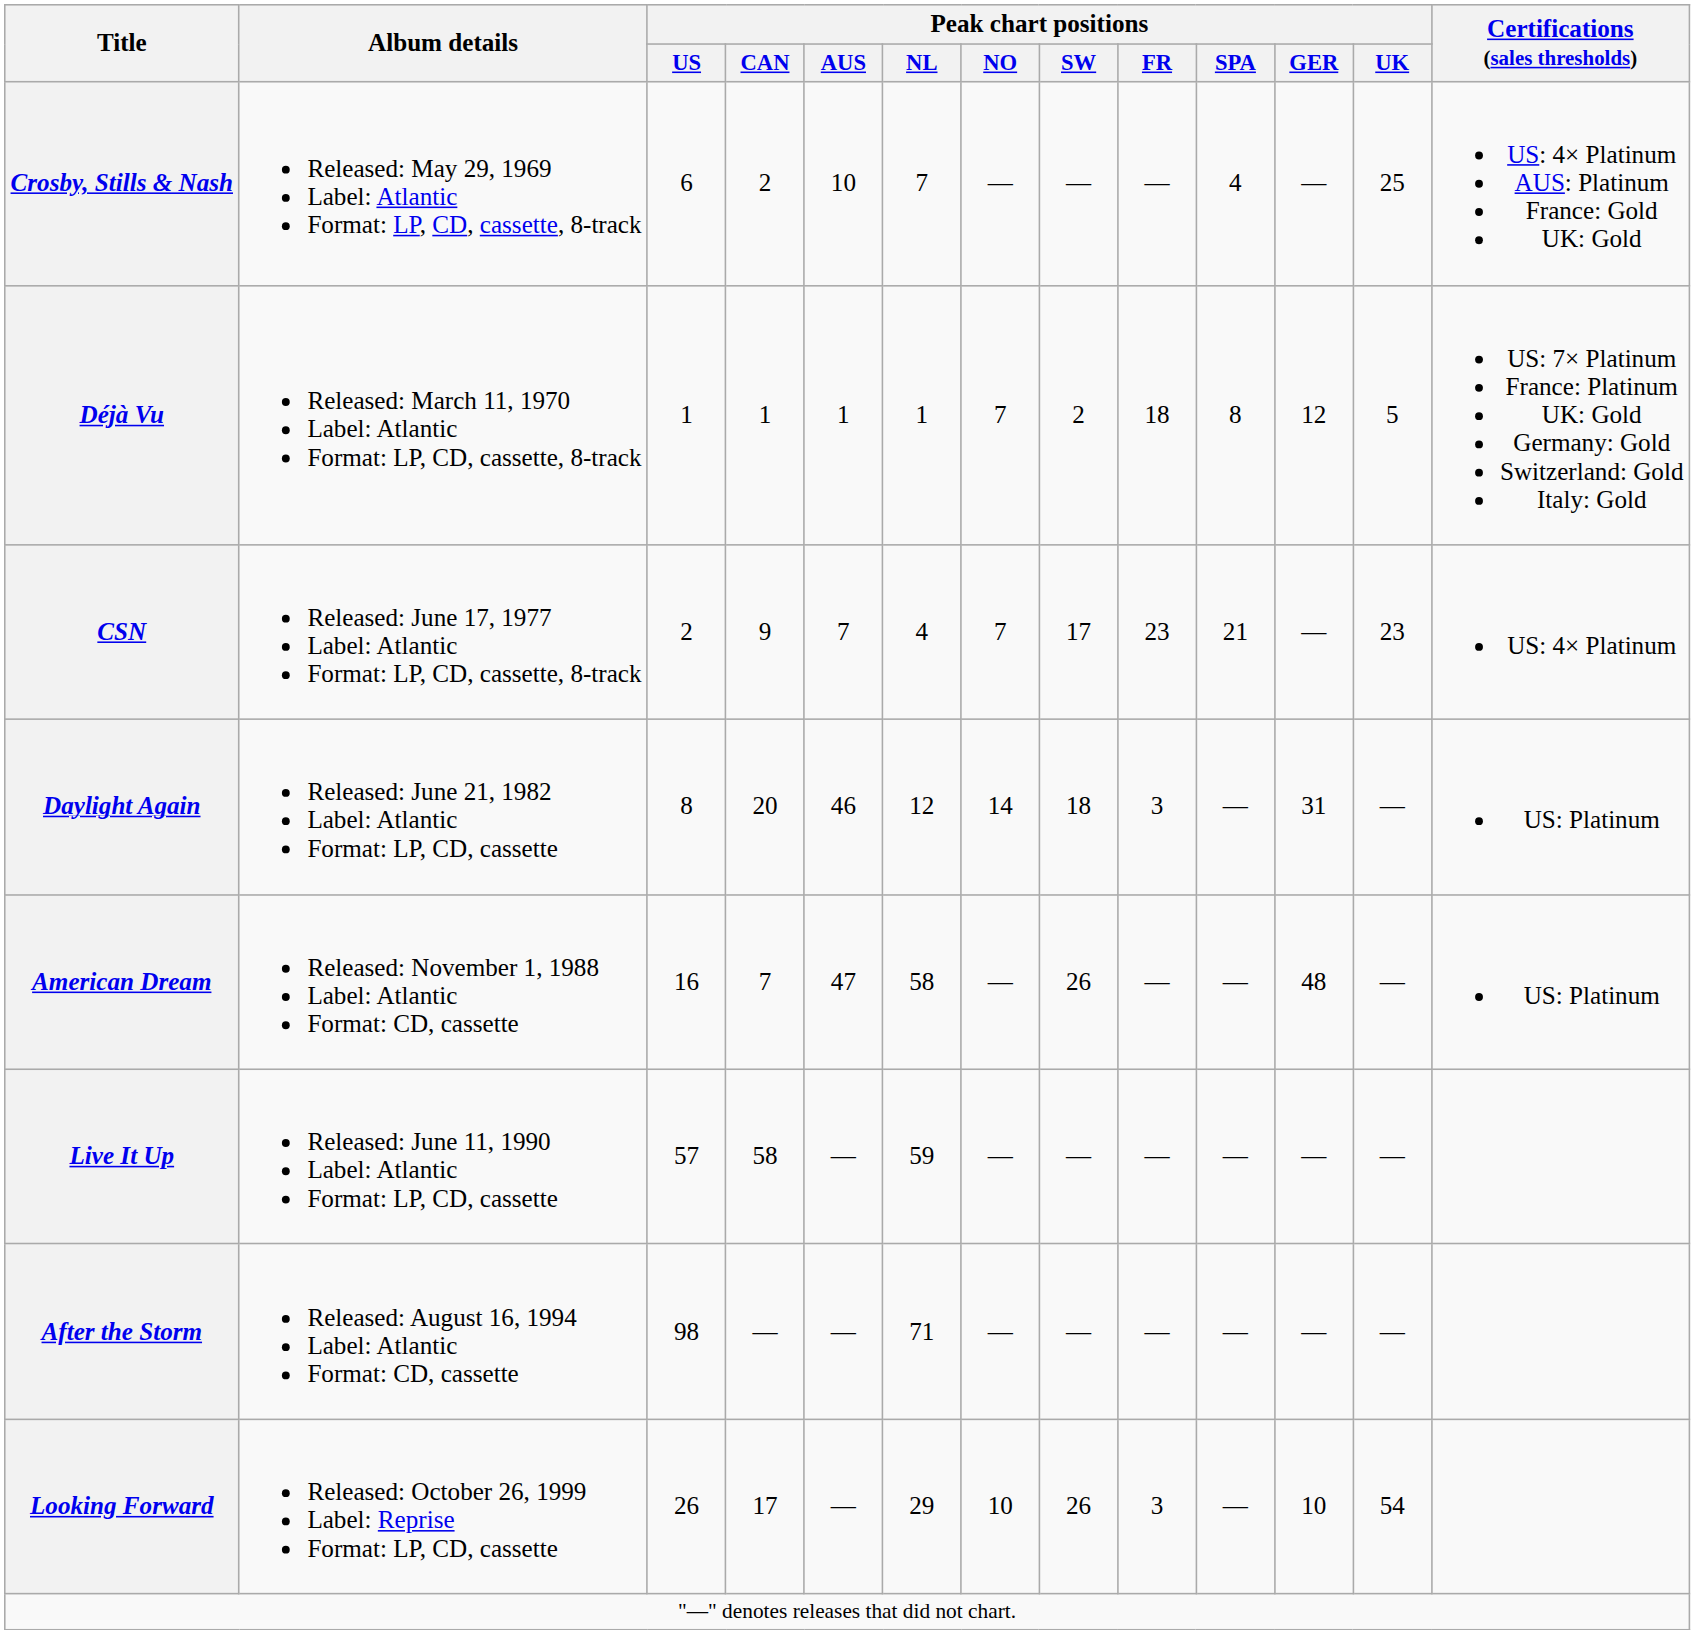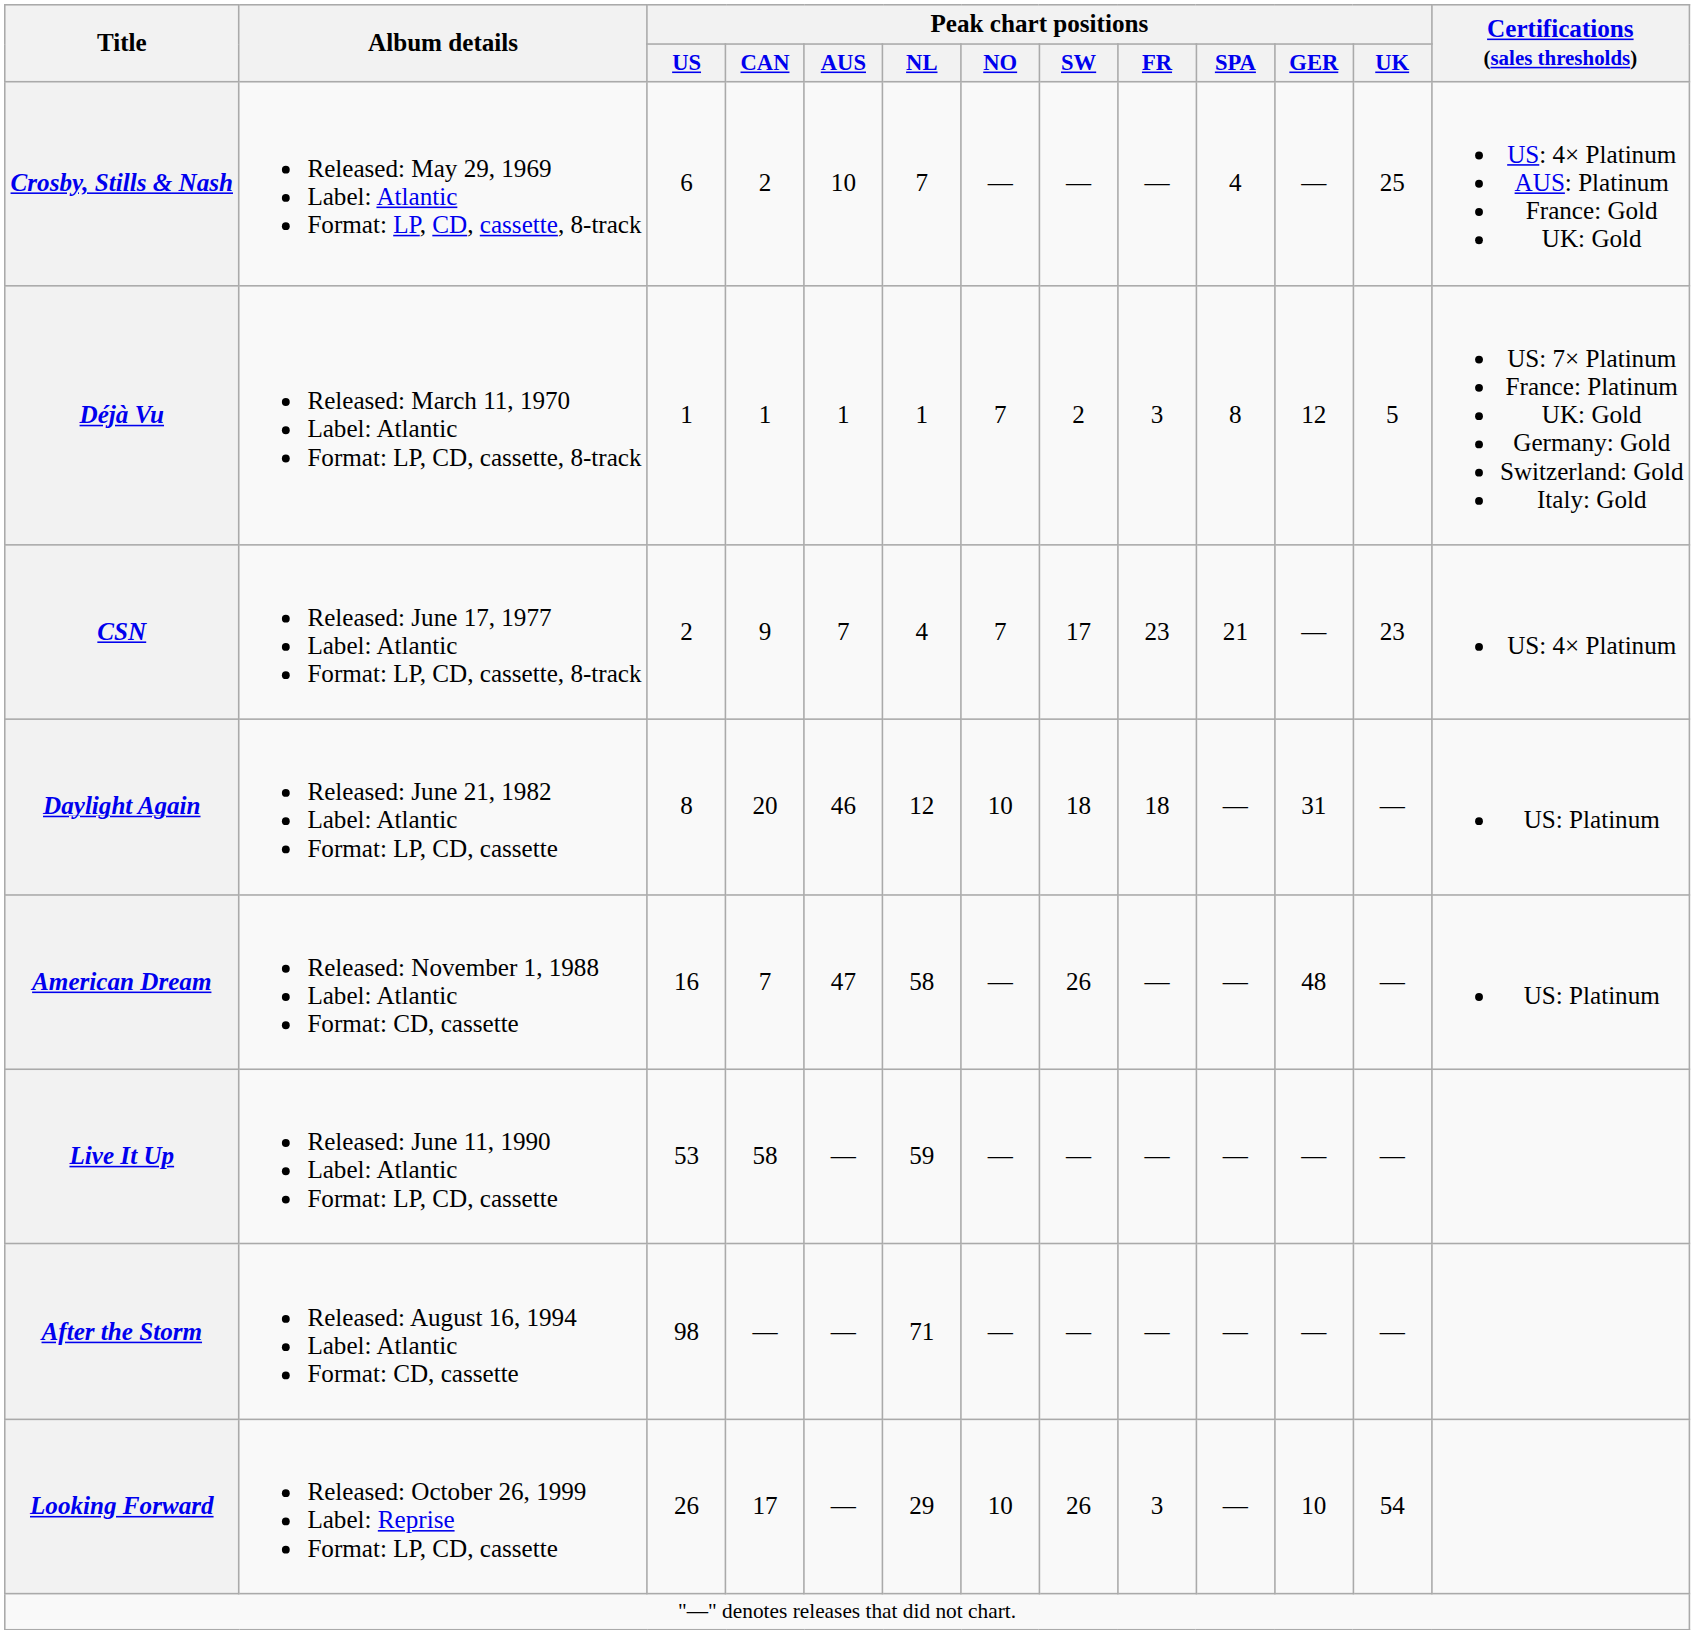(1157, 414) 18 -> (1157, 414) 3
(1000, 806) 14 -> (1000, 806) 10
(1157, 806) 3 -> (1157, 806) 18
(687, 1156) 57 -> (687, 1156) 53
